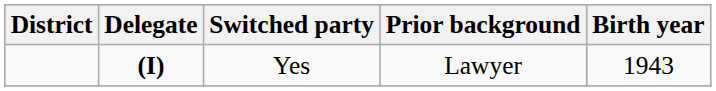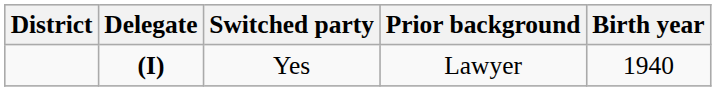(648, 65) 1943 -> (648, 65) 1940
